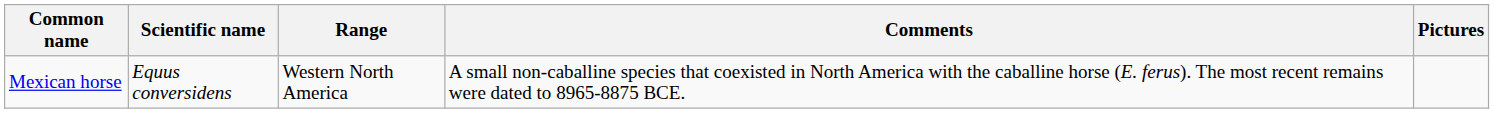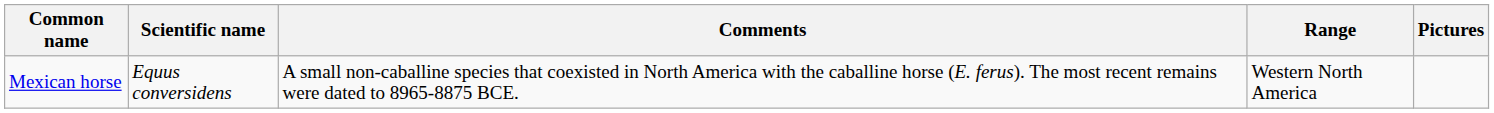columns swapped: (361, 30) <-> (929, 30)
